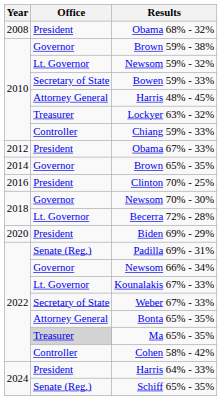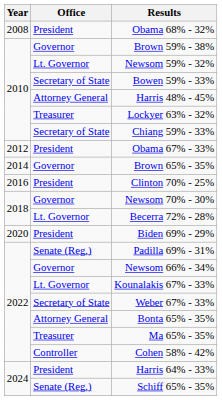(55, 132) Controller -> (71, 132) Secretary of State
(54, 336) lightgrey background -> (54, 336) no background
